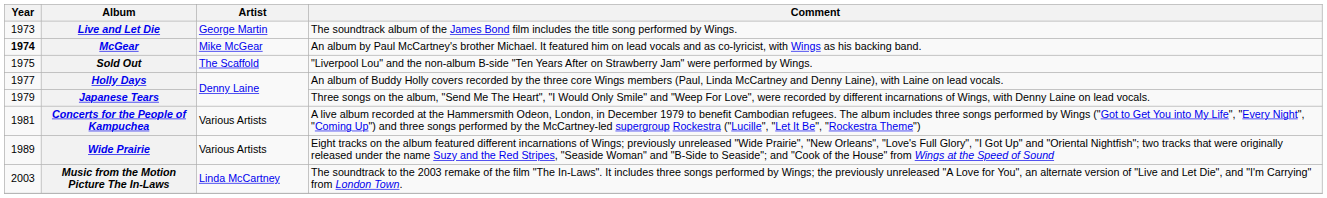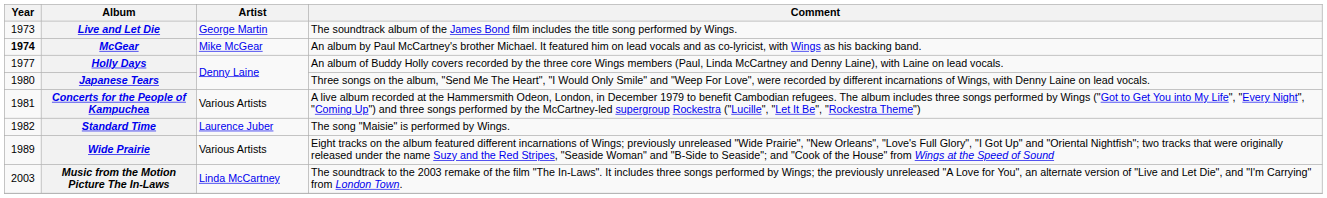- row: (119, 64)
(23, 98) 1979 -> (23, 81) 1980
+ row: (119, 127)
